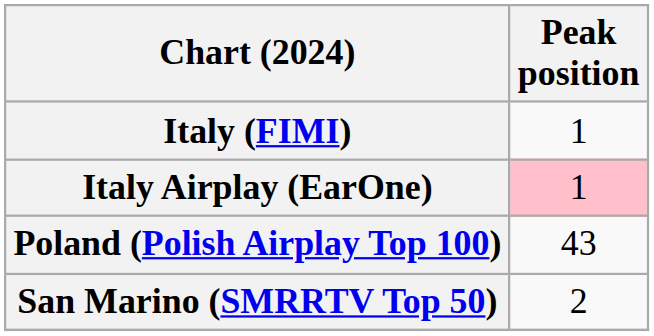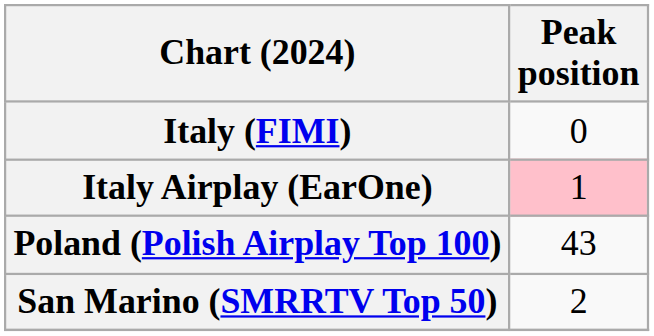(579, 130) 1 -> (579, 130) 0
